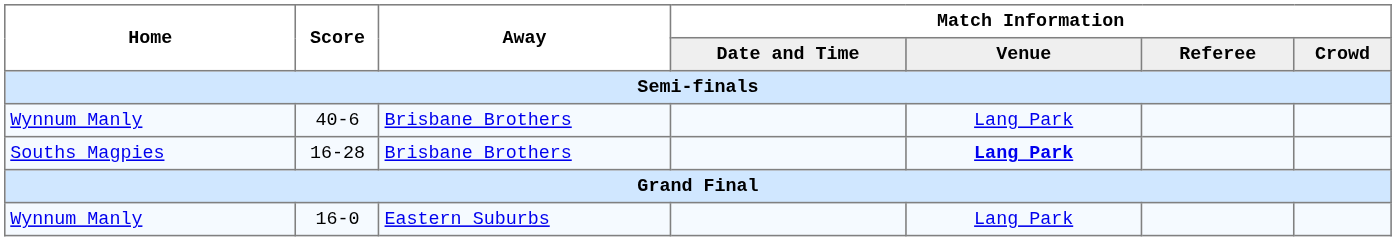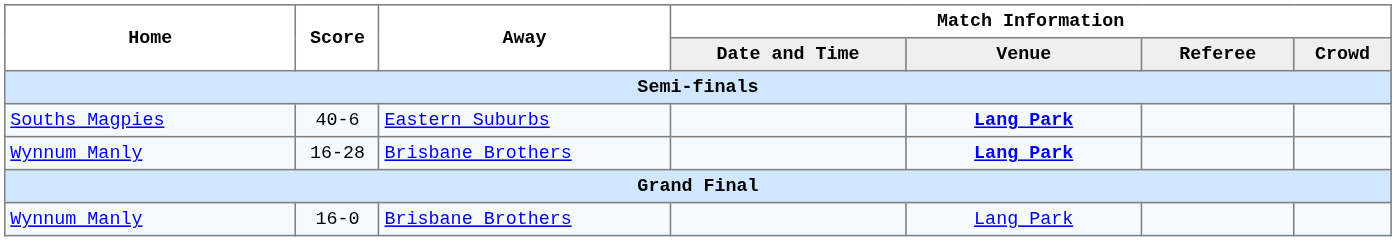(76, 120) Wynnum Manly -> (87, 120) Souths Magpies
(478, 120) Brisbane Brothers -> (467, 120) Eastern Suburbs
(1024, 120) normal -> (1024, 120) bold
(87, 153) Souths Magpies -> (76, 153) Wynnum Manly
(467, 219) Eastern Suburbs -> (478, 219) Brisbane Brothers
